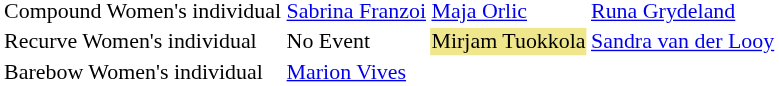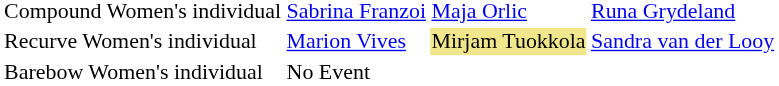(328, 41) No Event -> (346, 41) Marion Vives
(346, 71) Marion Vives -> (328, 71) No Event
